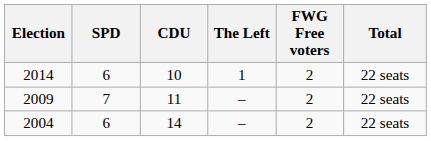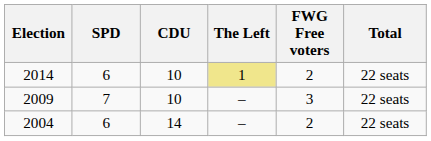(242, 74) no background -> (242, 74) khaki background
(174, 98) 11 -> (174, 98) 10
(310, 98) 2 -> (310, 98) 3
